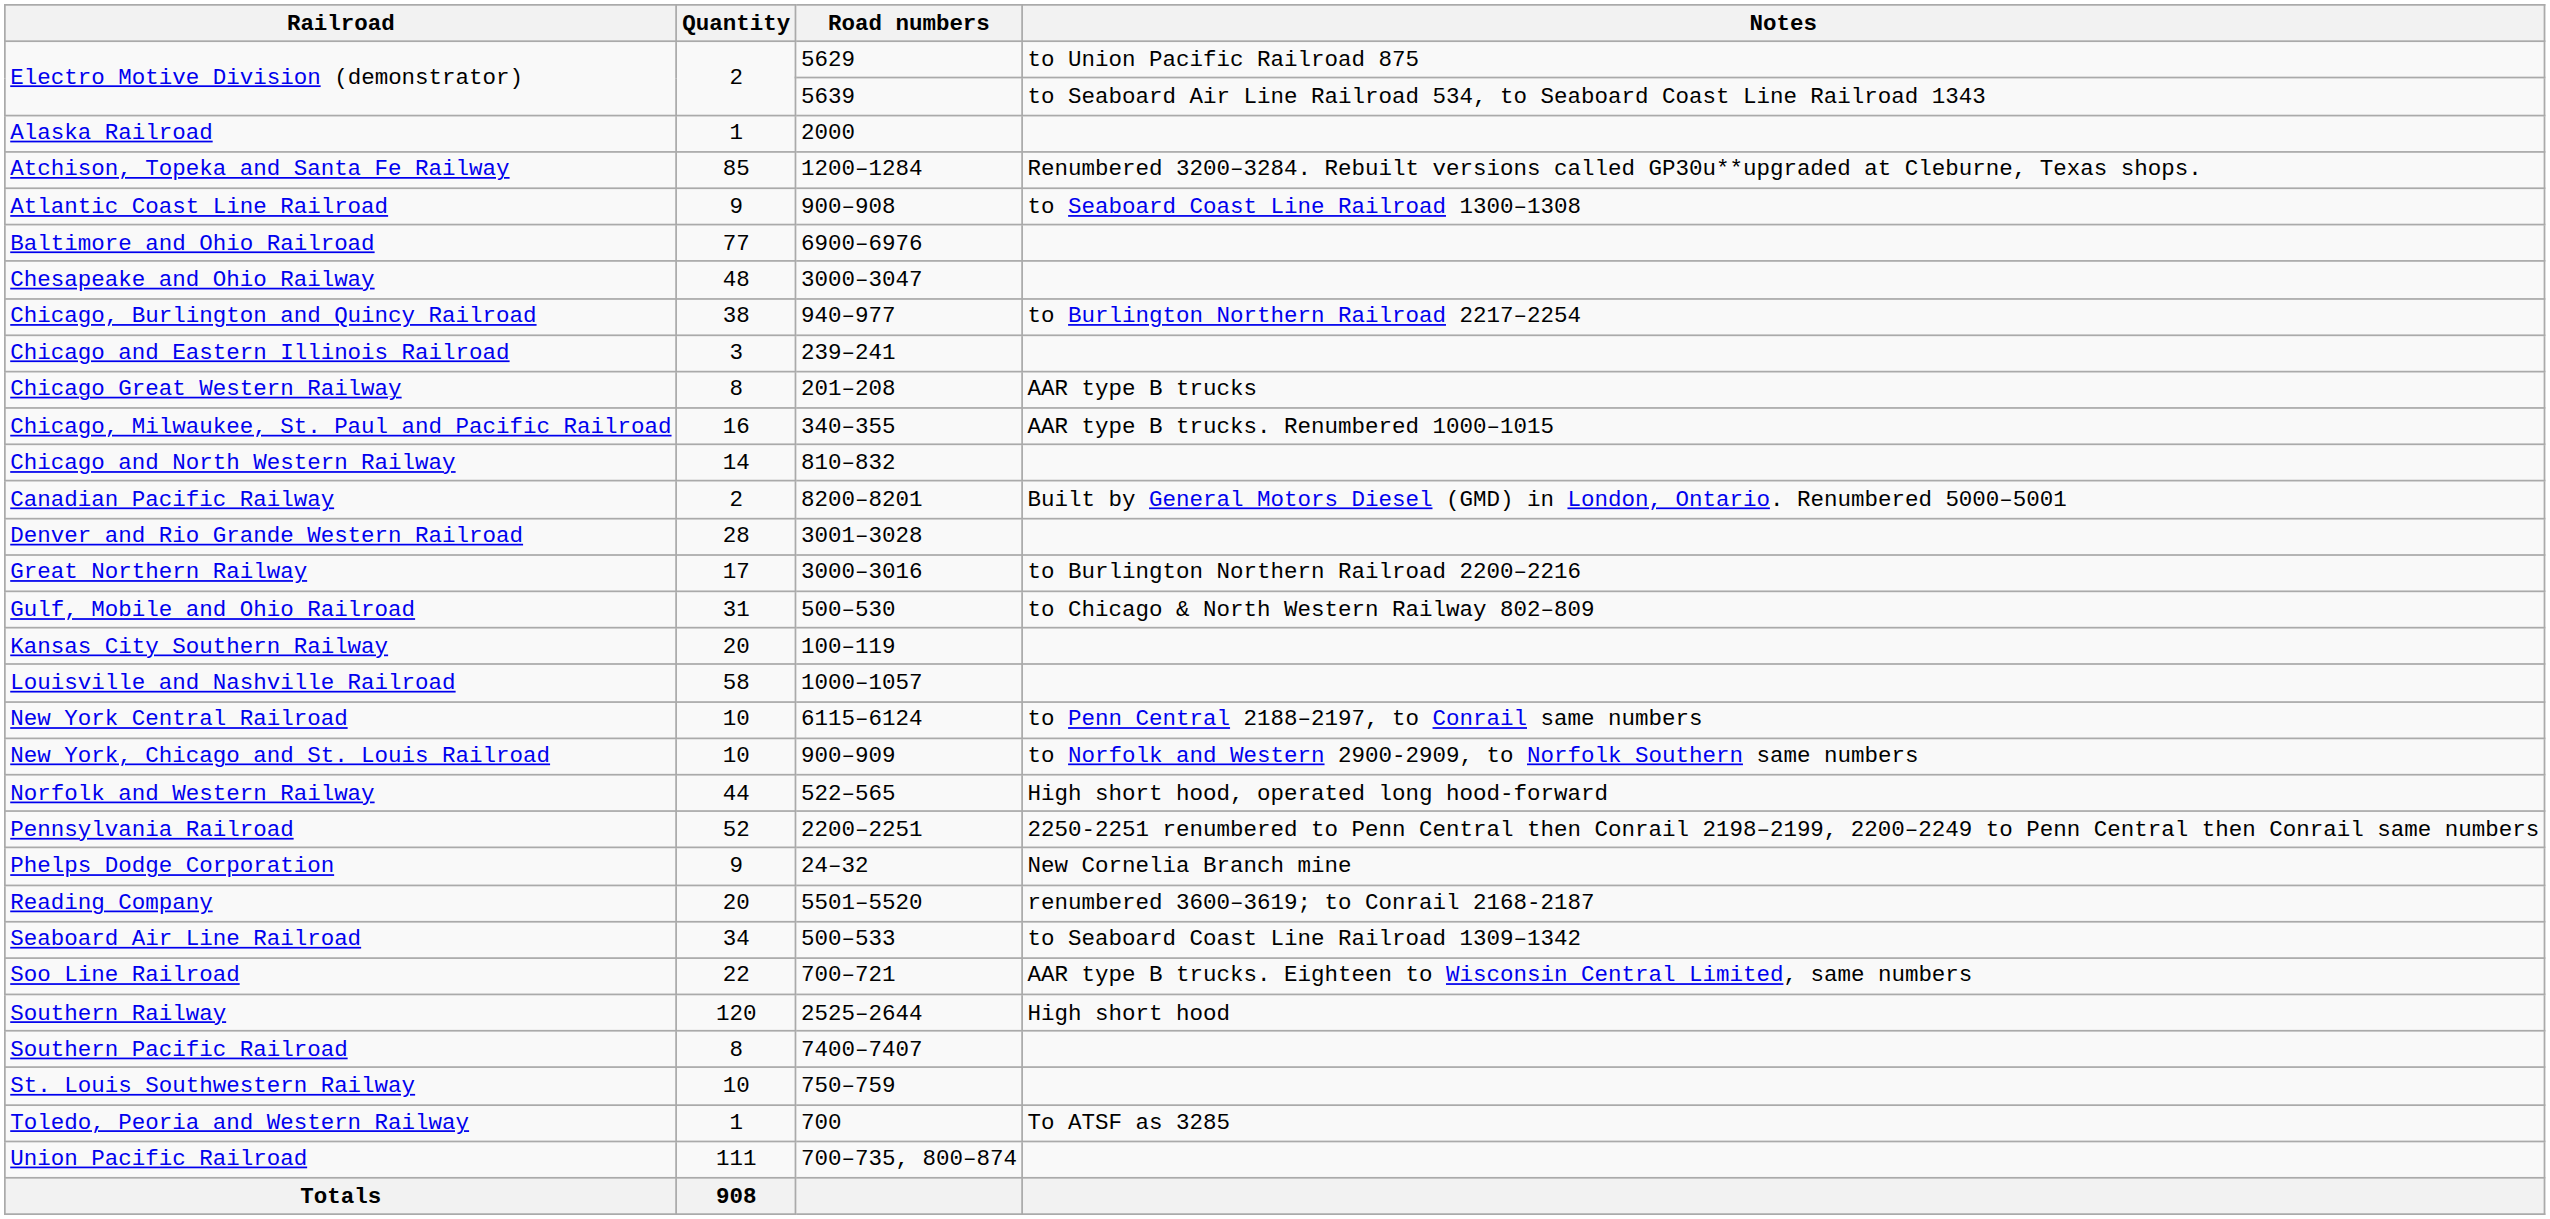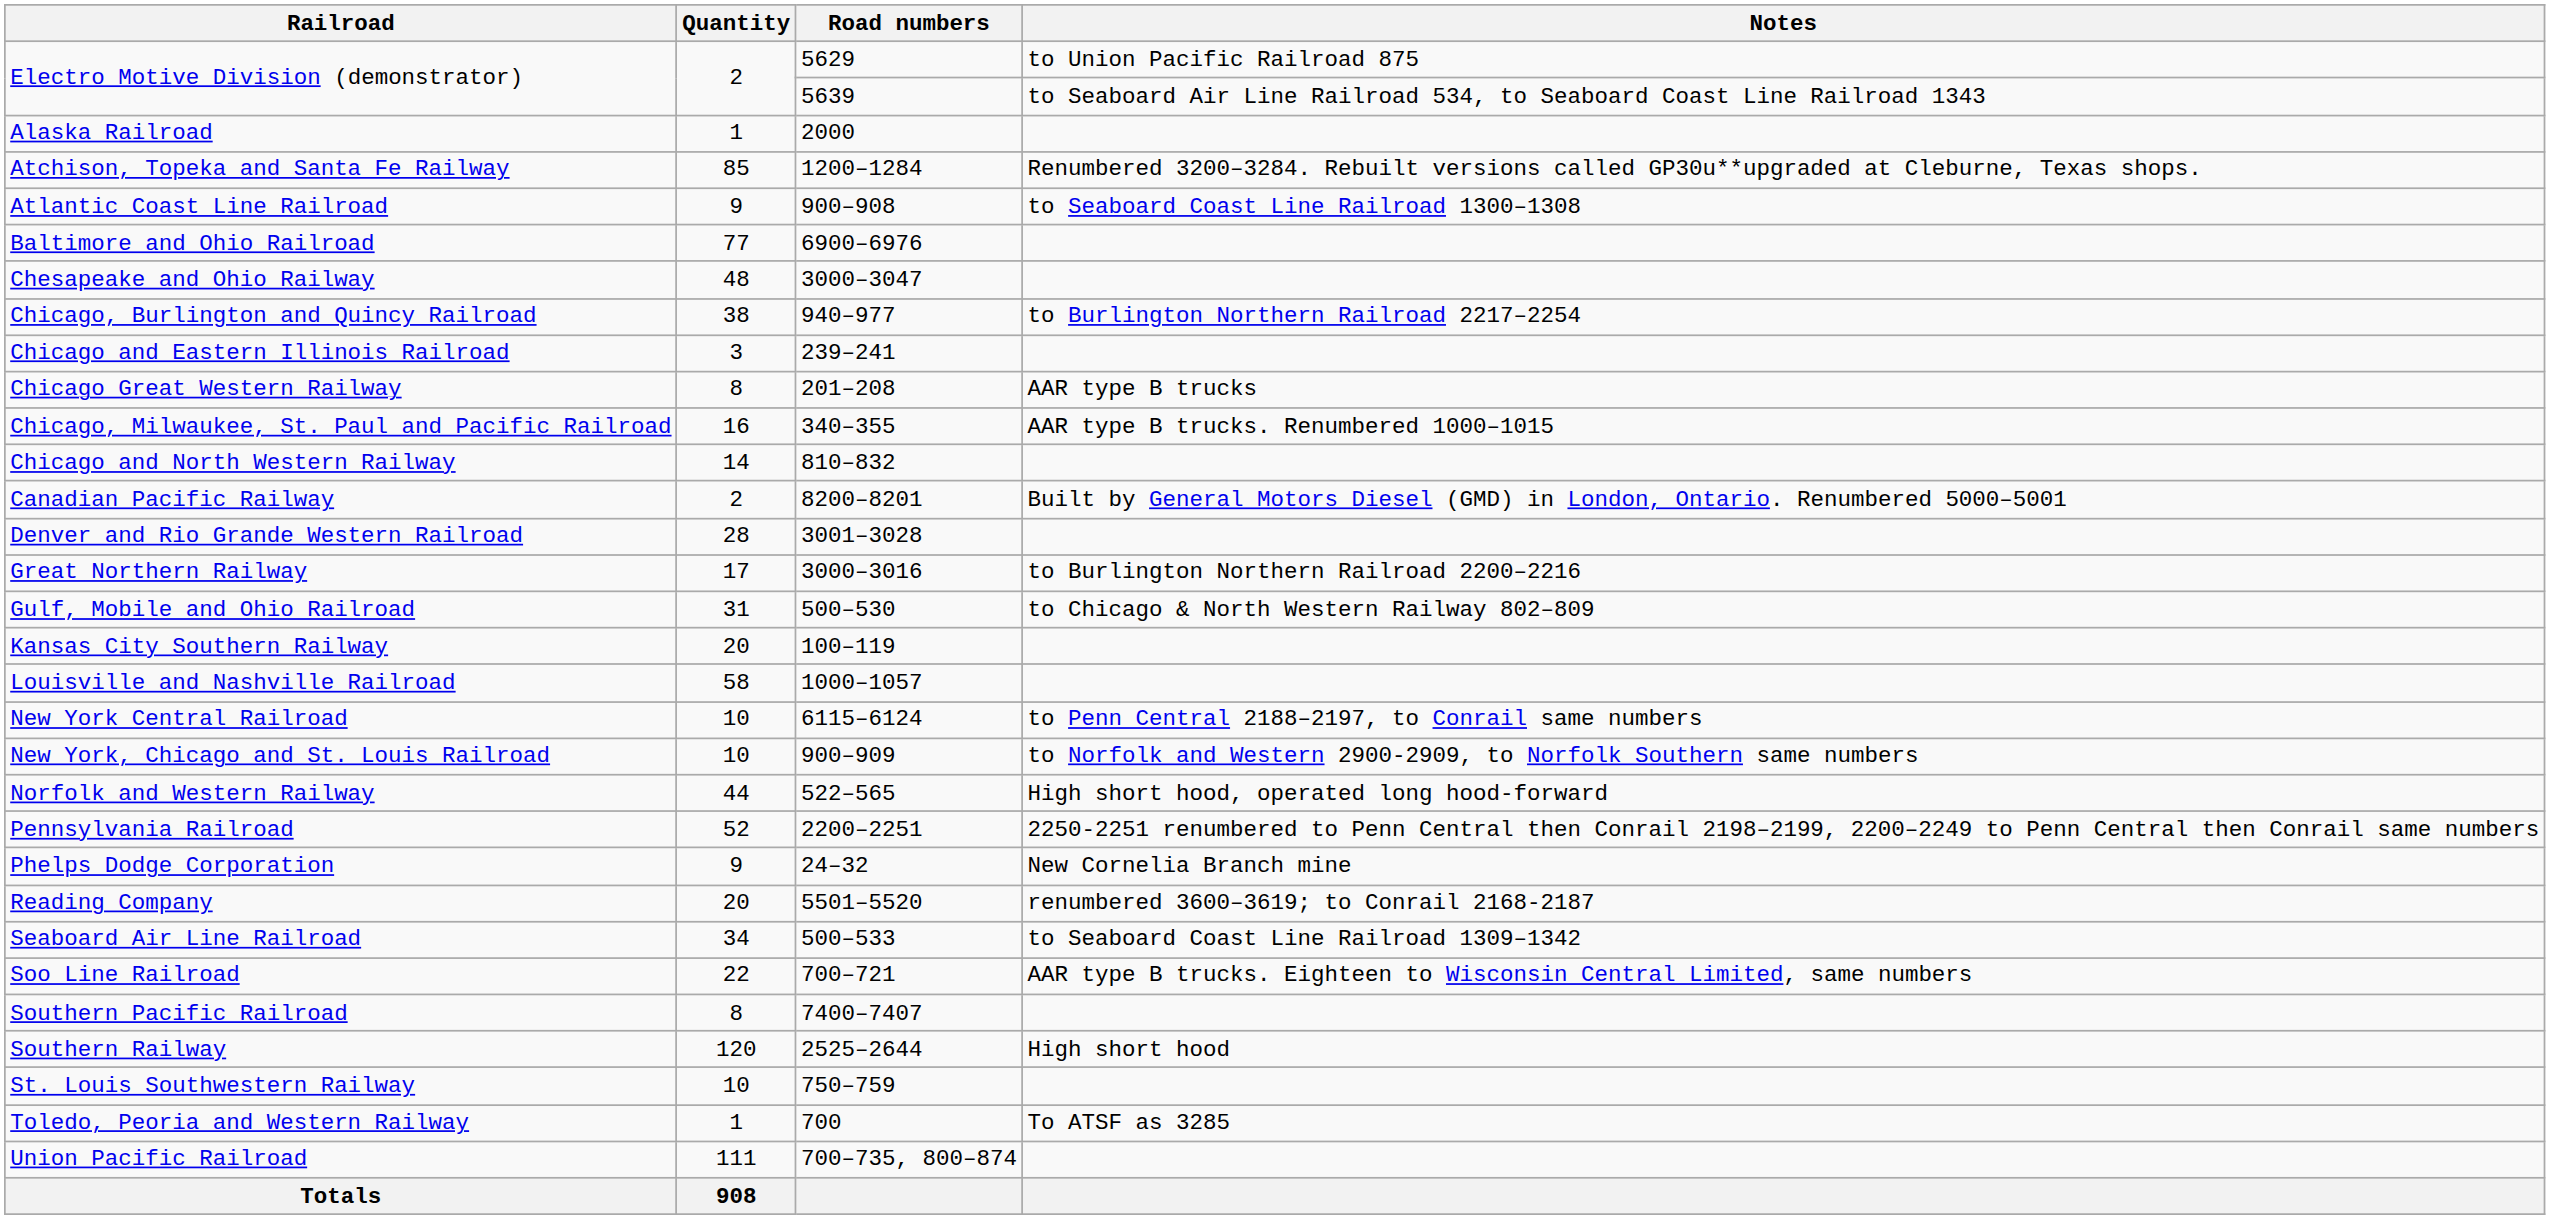rows swapped: (179, 1050) <-> (118, 1013)
